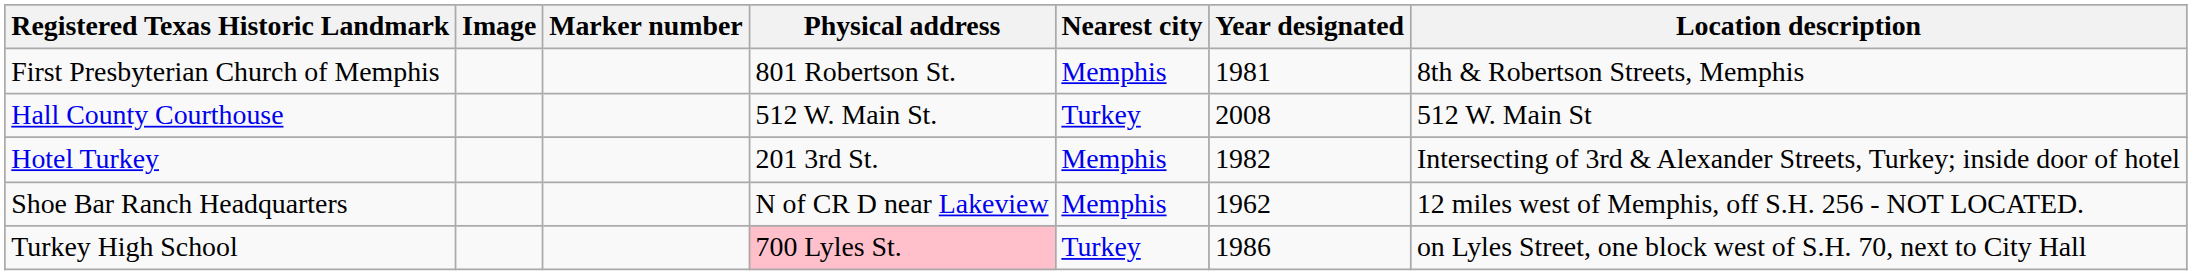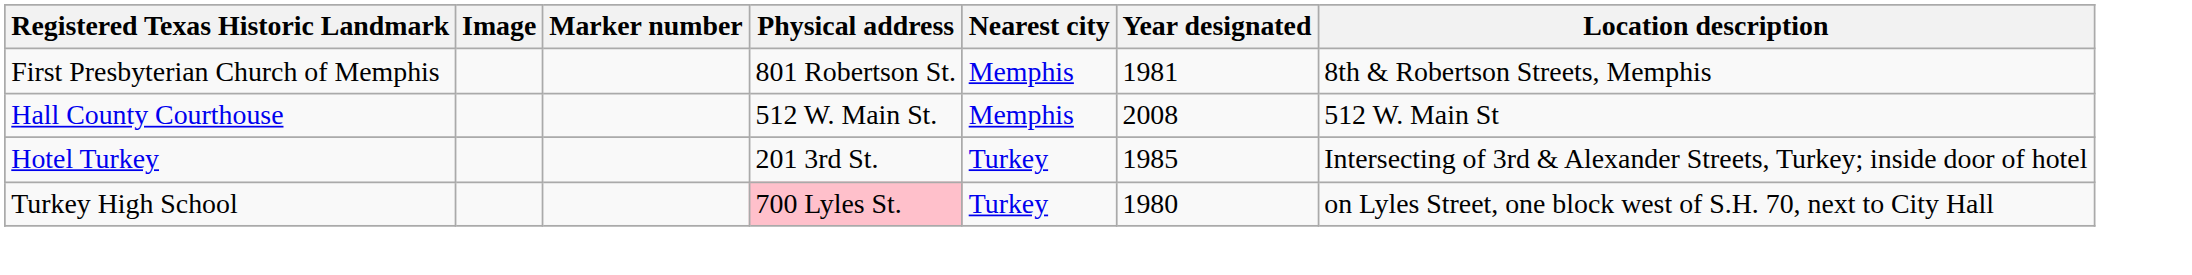(1101, 114) Turkey -> (1021, 114) Memphis
(1114, 159) Memphis -> (1008, 159) Turkey
(1243, 159) 1982 -> (1150, 159) 1985
- row: (179, 203)
(1243, 247) 1986 -> (1150, 203) 1980
